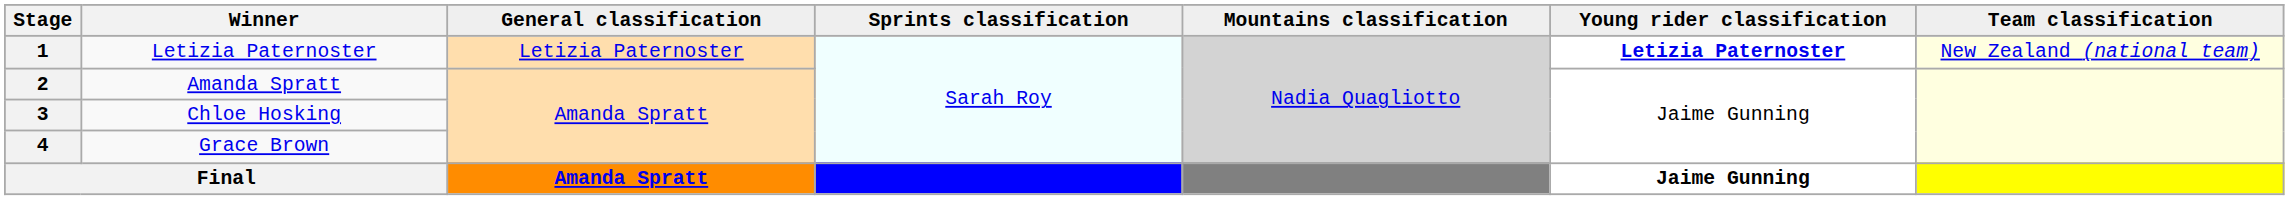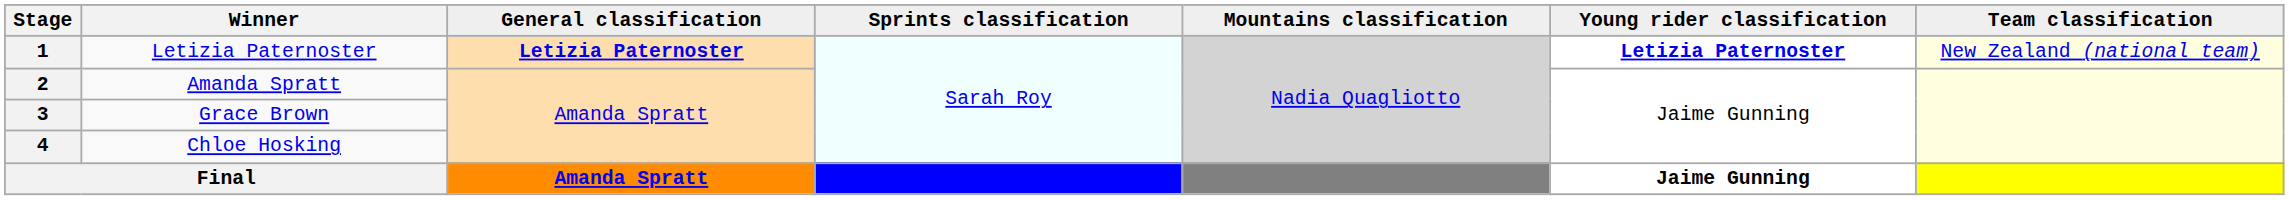(631, 52) normal -> (631, 52) bold
(264, 115) Chloe Hosking -> (264, 115) Grace Brown
(264, 147) Grace Brown -> (264, 147) Chloe Hosking
